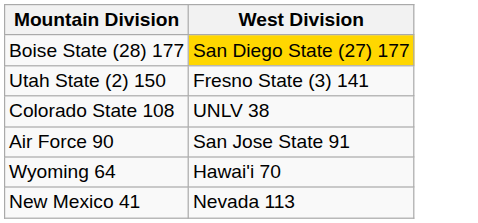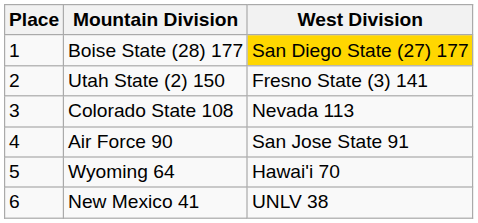+ column: (34, 19)
(231, 111) UNLV 38 -> (303, 111) Nevada 113
(244, 202) Nevada 113 -> (290, 202) UNLV 38
